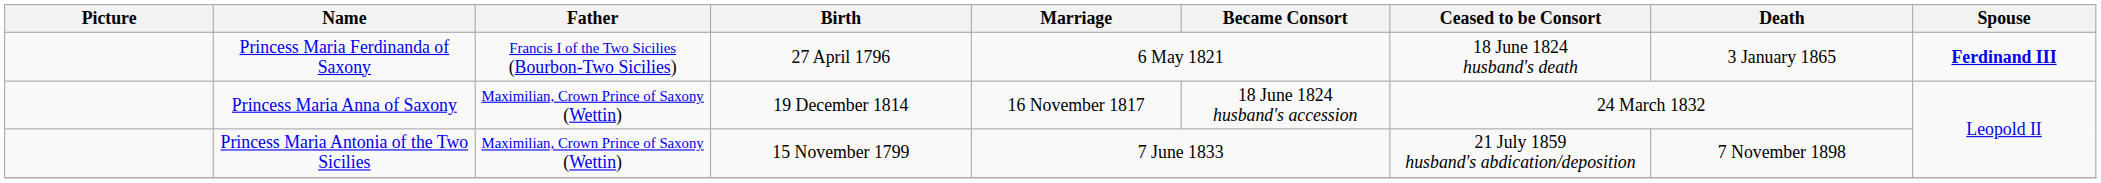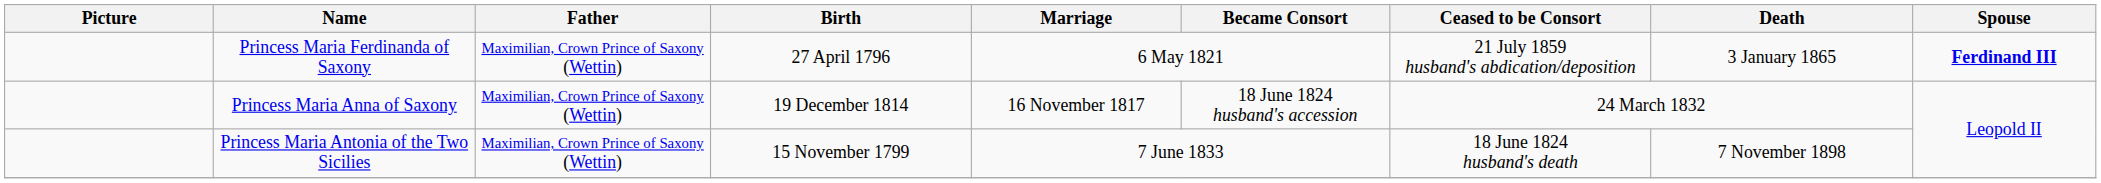(593, 57) Francis I of the Two Sicilies (Bourbon-Two Sicilies) -> (593, 57) Maximilian, Crown Prince of Saxony (Wettin)
(1520, 56) 18 June 1824 husband's death -> (1520, 56) 21 July 1859 husband's abdication/deposition
(1520, 153) 21 July 1859 husband's abdication/deposition -> (1520, 153) 18 June 1824 husband's death
